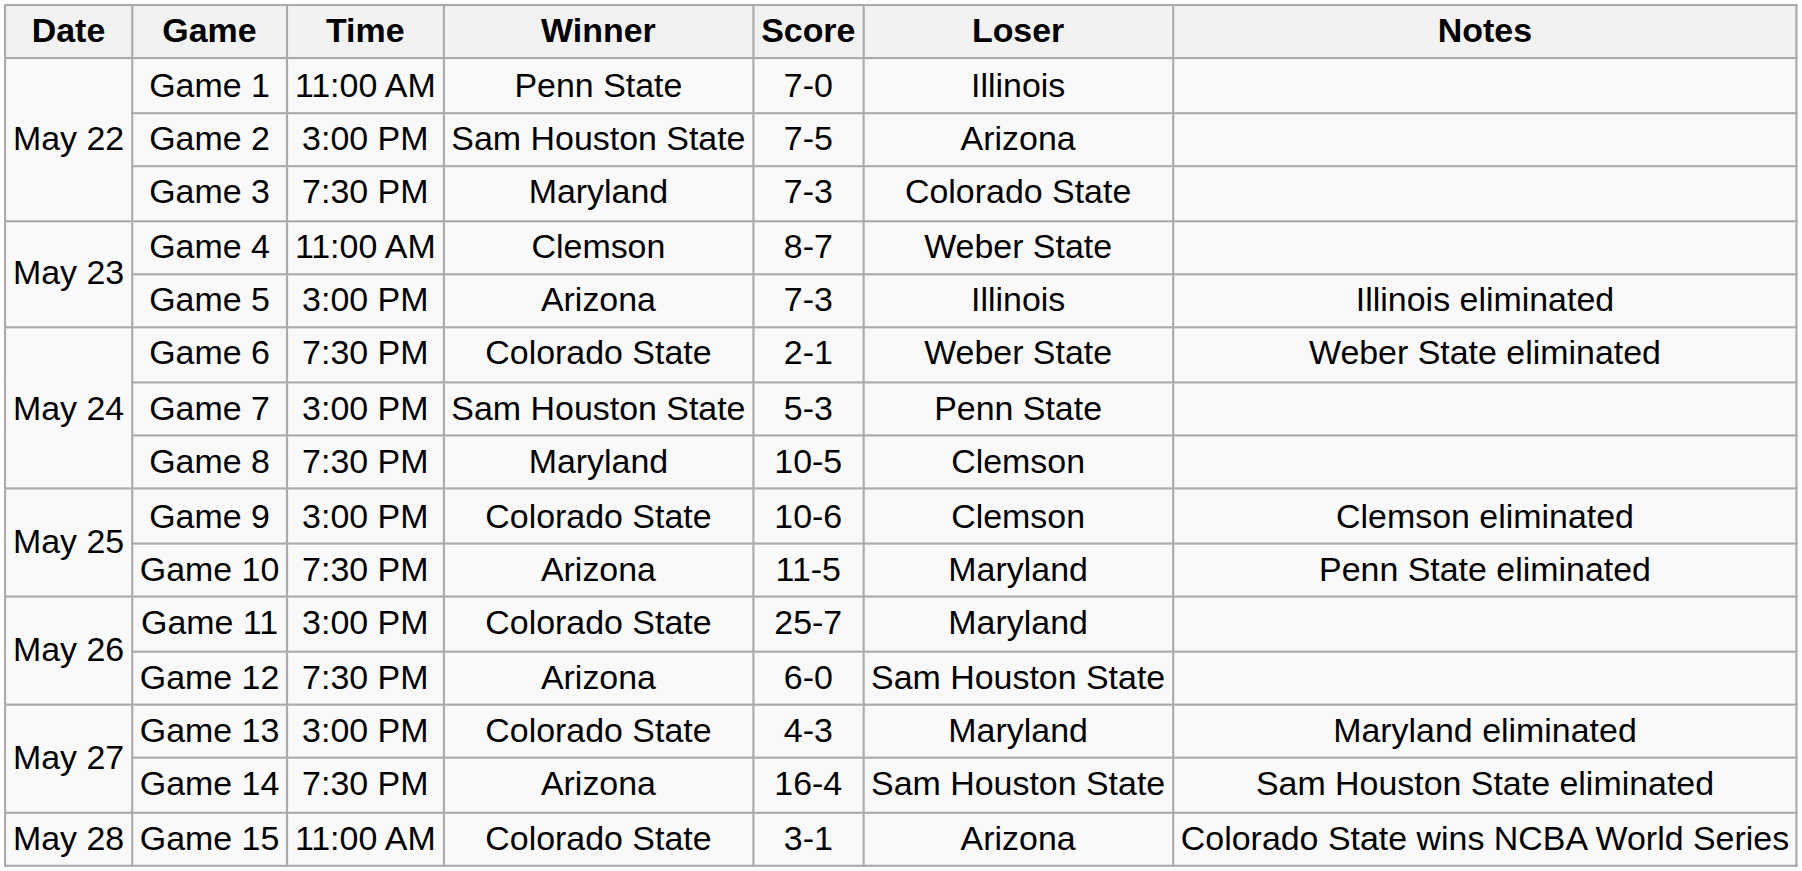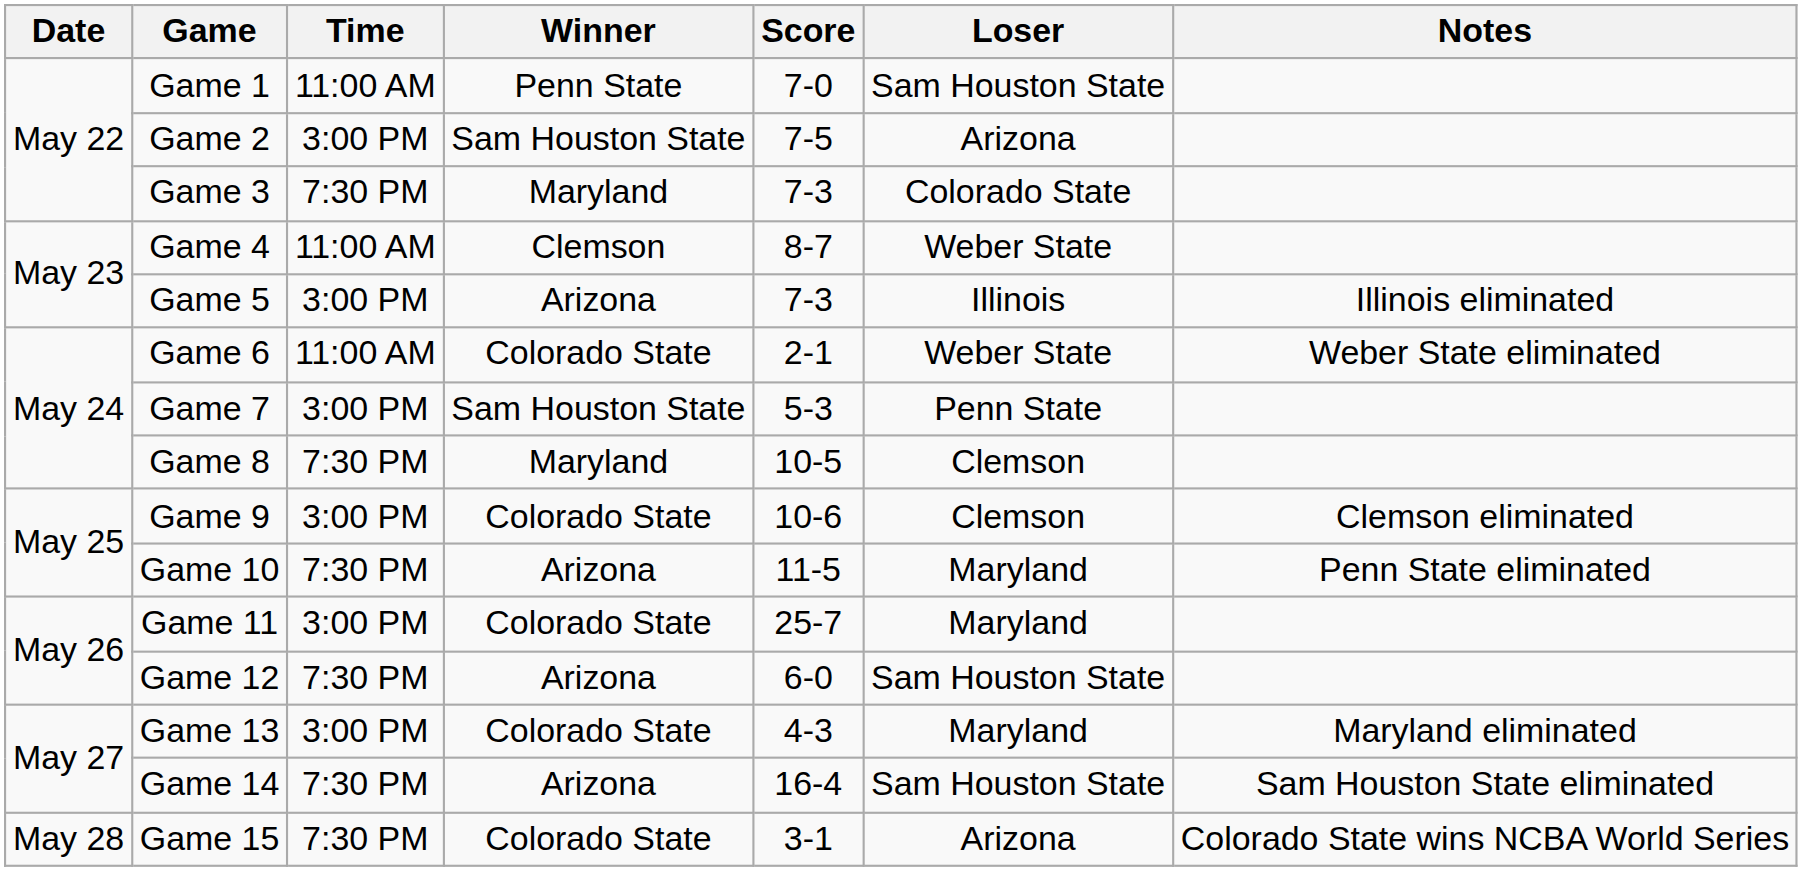(1018, 85) Illinois -> (1018, 85) Sam Houston State
(365, 354) 7:30 PM -> (365, 354) 11:00 AM
(365, 838) 11:00 AM -> (365, 838) 7:30 PM
